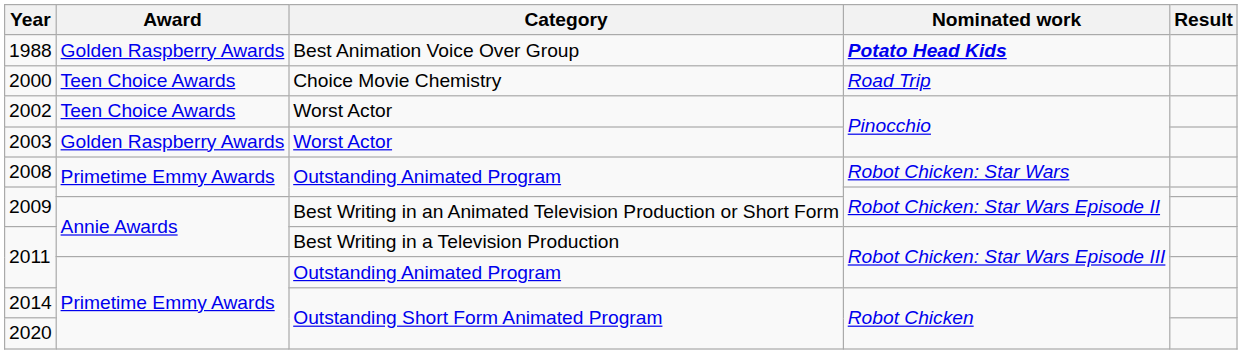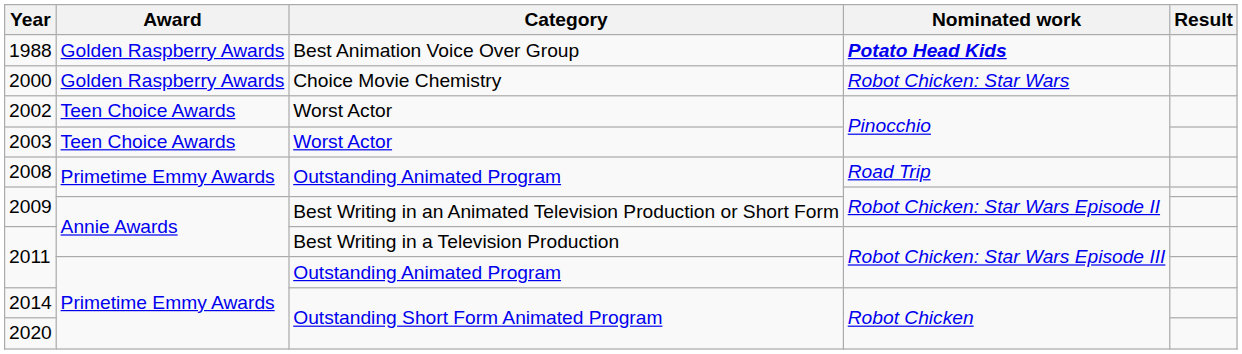(148, 80) Teen Choice Awards -> (172, 80) Golden Raspberry Awards
(889, 80) Road Trip -> (959, 80) Robot Chicken: Star Wars
(172, 141) Golden Raspberry Awards -> (148, 141) Teen Choice Awards
(959, 171) Robot Chicken: Star Wars -> (889, 171) Road Trip
